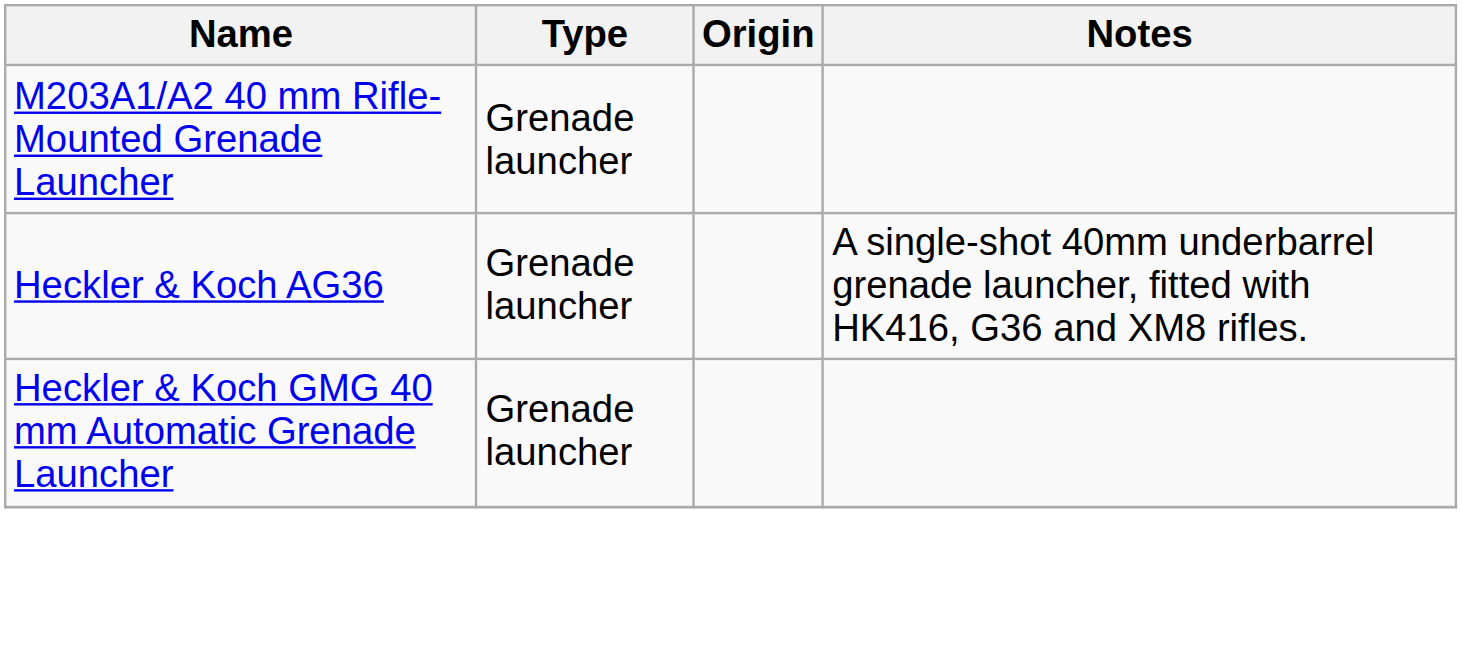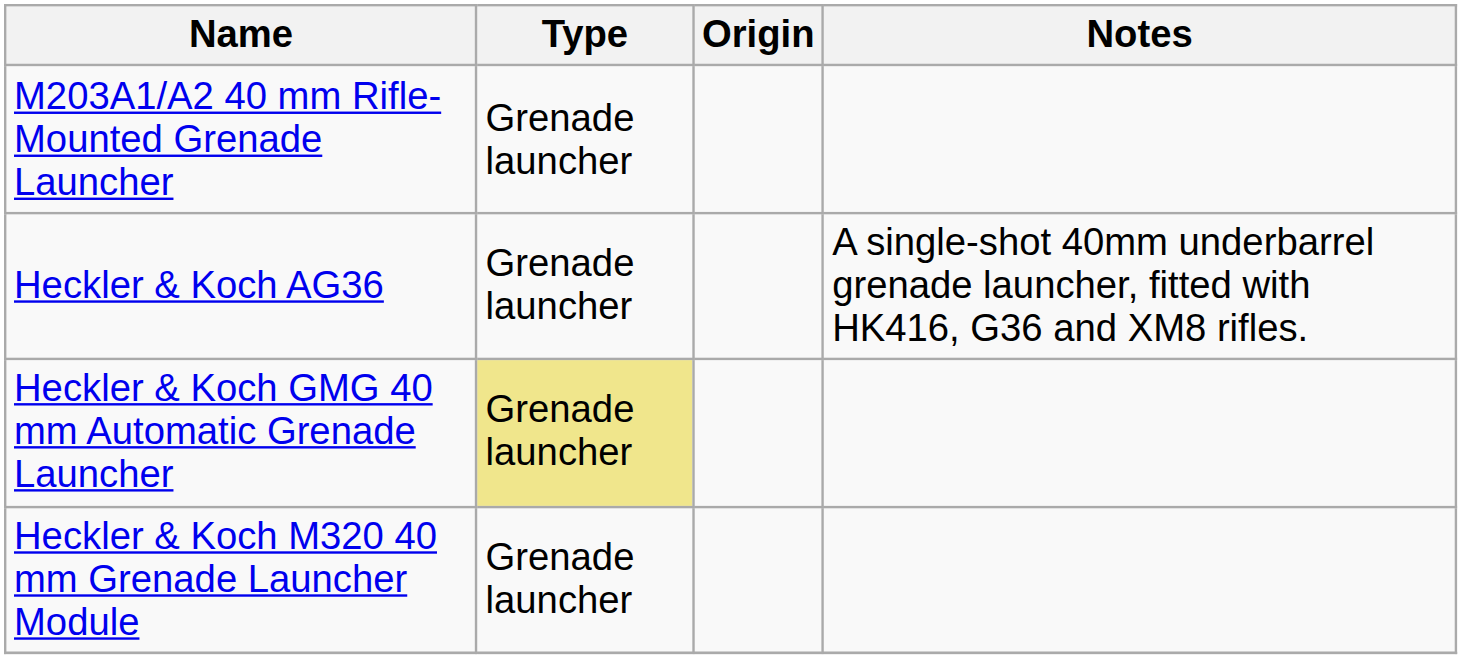(560, 431) no background -> (560, 431) khaki background
+ row: (226, 578)
